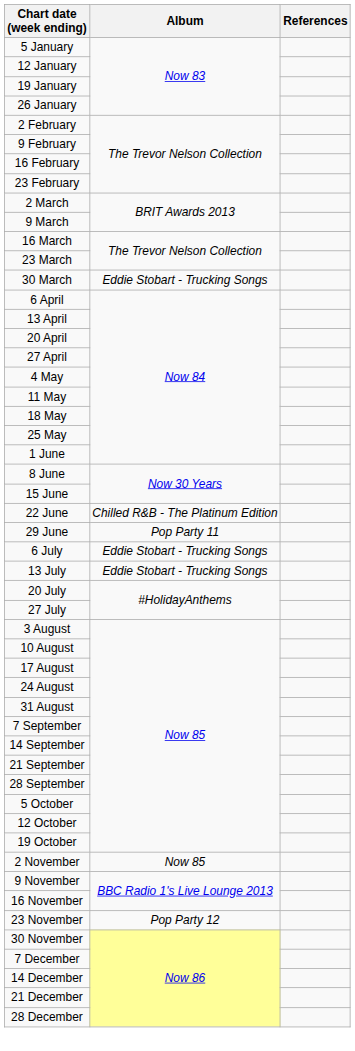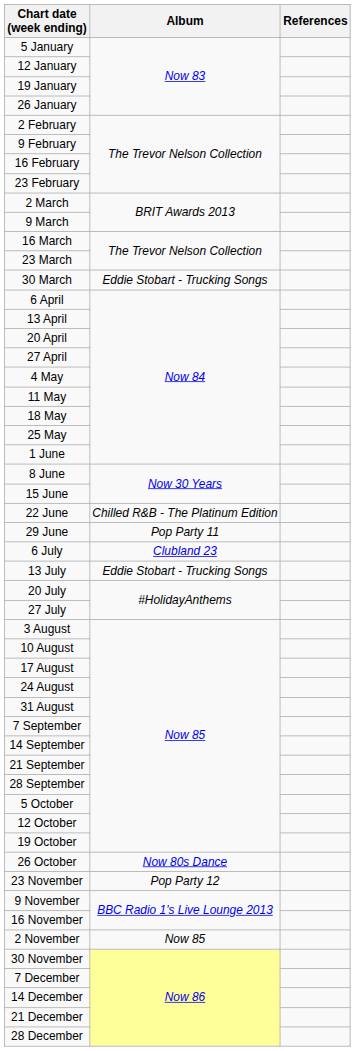(185, 551) Eddie Stobart - Trucking Songs -> (185, 551) Clubland 23
+ row: (47, 861)
rows swapped: (47, 861) <-> (47, 919)
